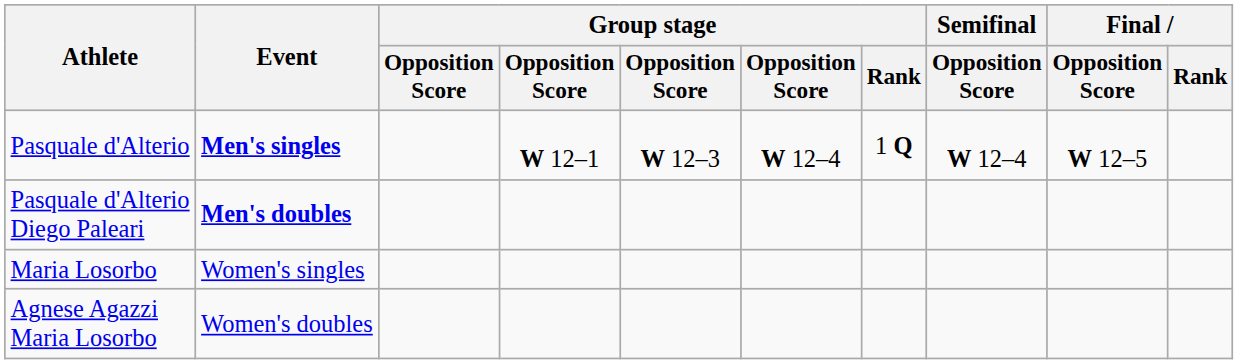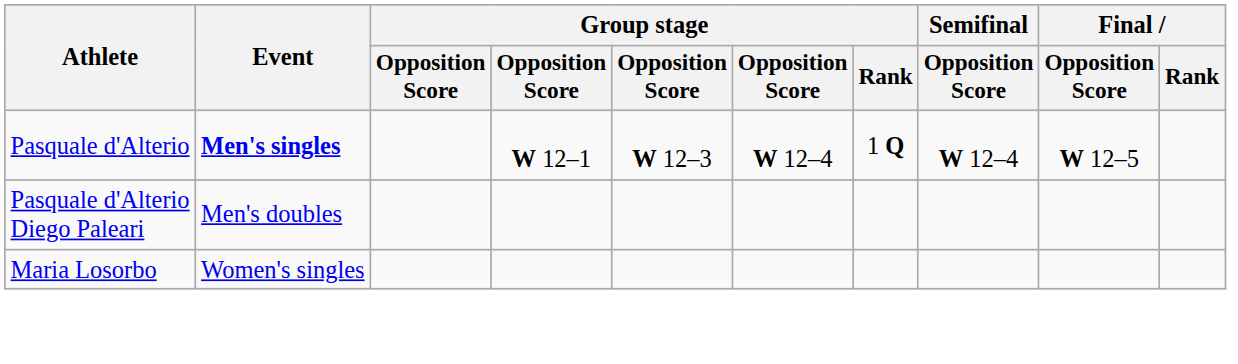(276, 214) bold -> (272, 214) normal
- row: (84, 324)
